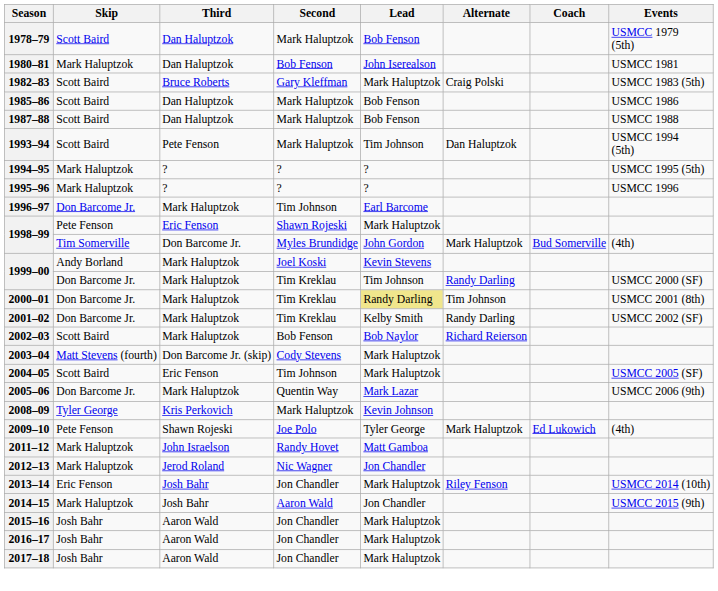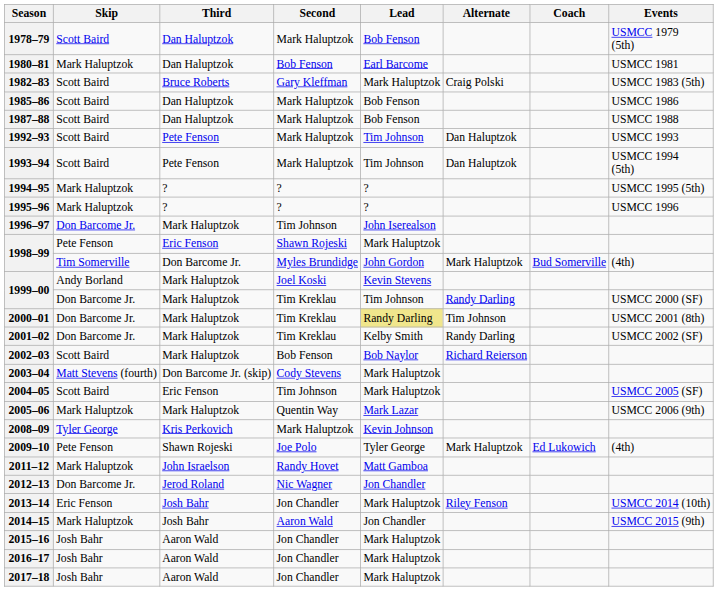(400, 63) John Iserealson -> (396, 63) Earl Barcome
+ row: (29, 138)
(396, 206) Earl Barcome -> (400, 225) John Iserealson
(96, 391) Don Barcome Jr. -> (95, 410) Mark Haluptzok
(95, 466) Mark Haluptzok -> (96, 484) Don Barcome Jr.
